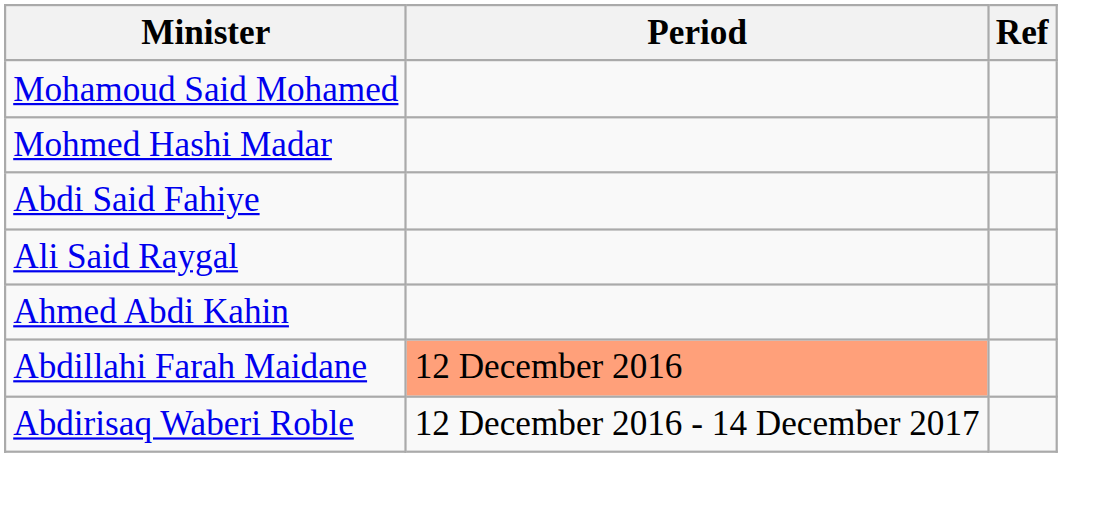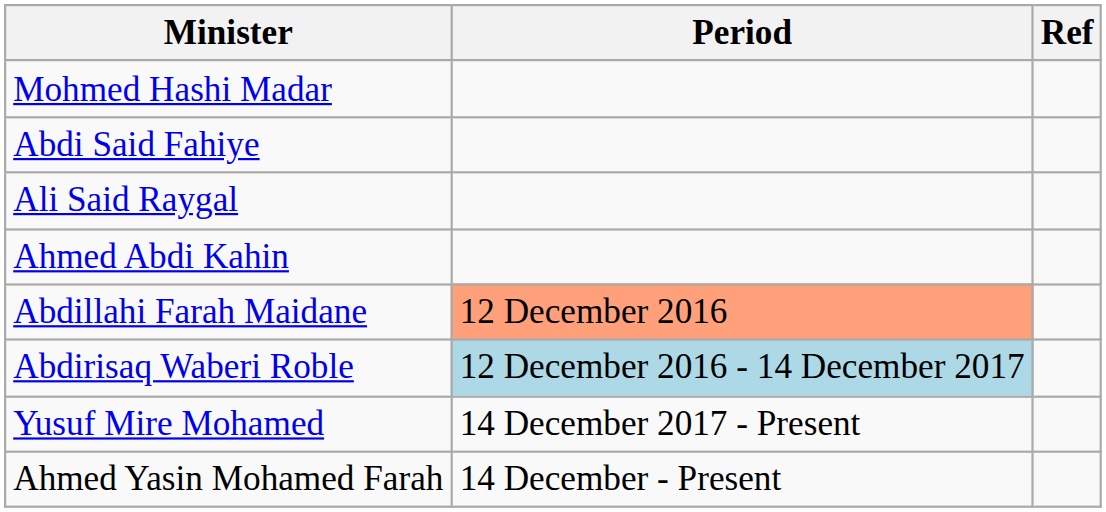- row: (206, 88)
(697, 423) no background -> (742, 367) lightblue background
+ row: (169, 423)
+ row: (228, 479)
